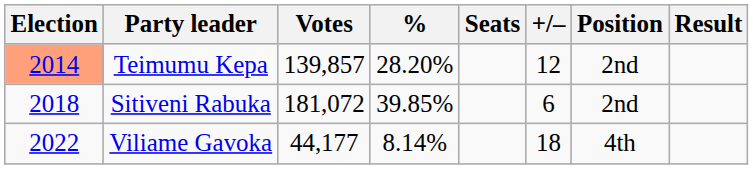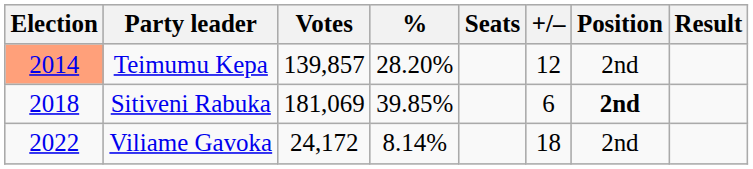(324, 103) 181,072 -> (324, 103) 181,069
(620, 103) normal -> (620, 103) bold
(324, 143) 44,177 -> (324, 143) 24,172
(620, 143) 4th -> (620, 143) 2nd
